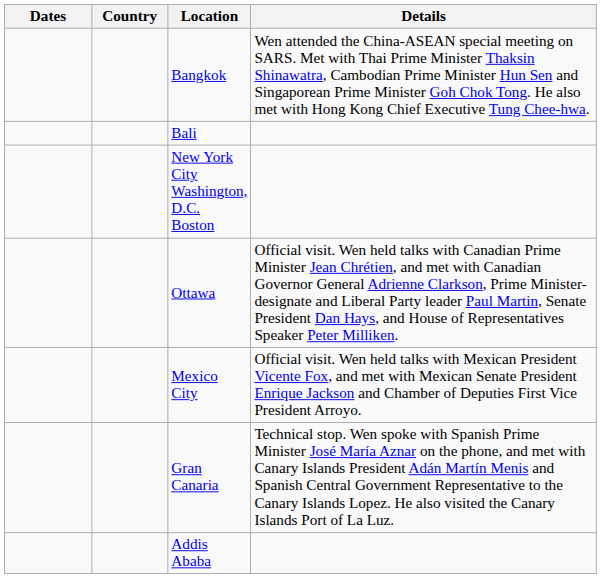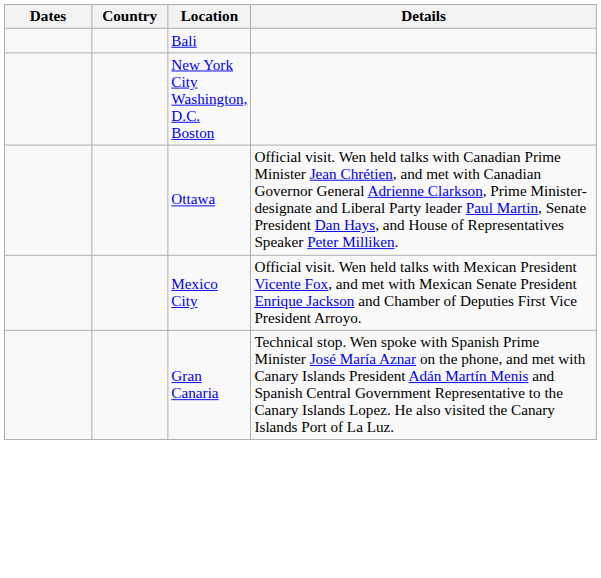- row: (199, 74)
- row: (191, 552)
